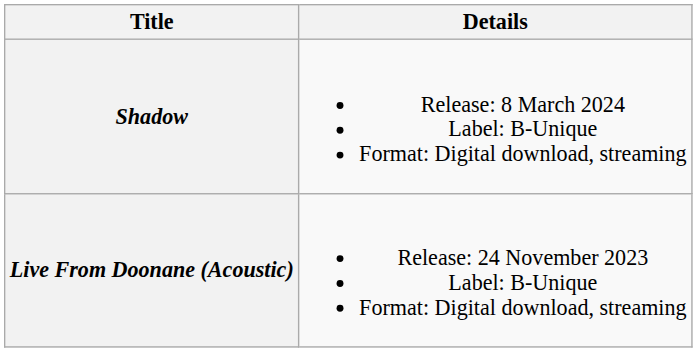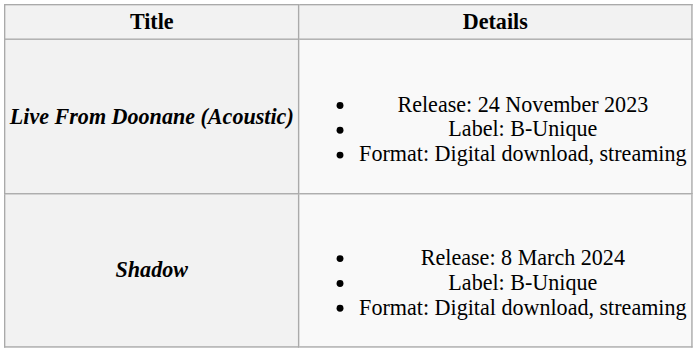rows swapped: (152, 270) <-> (152, 116)
